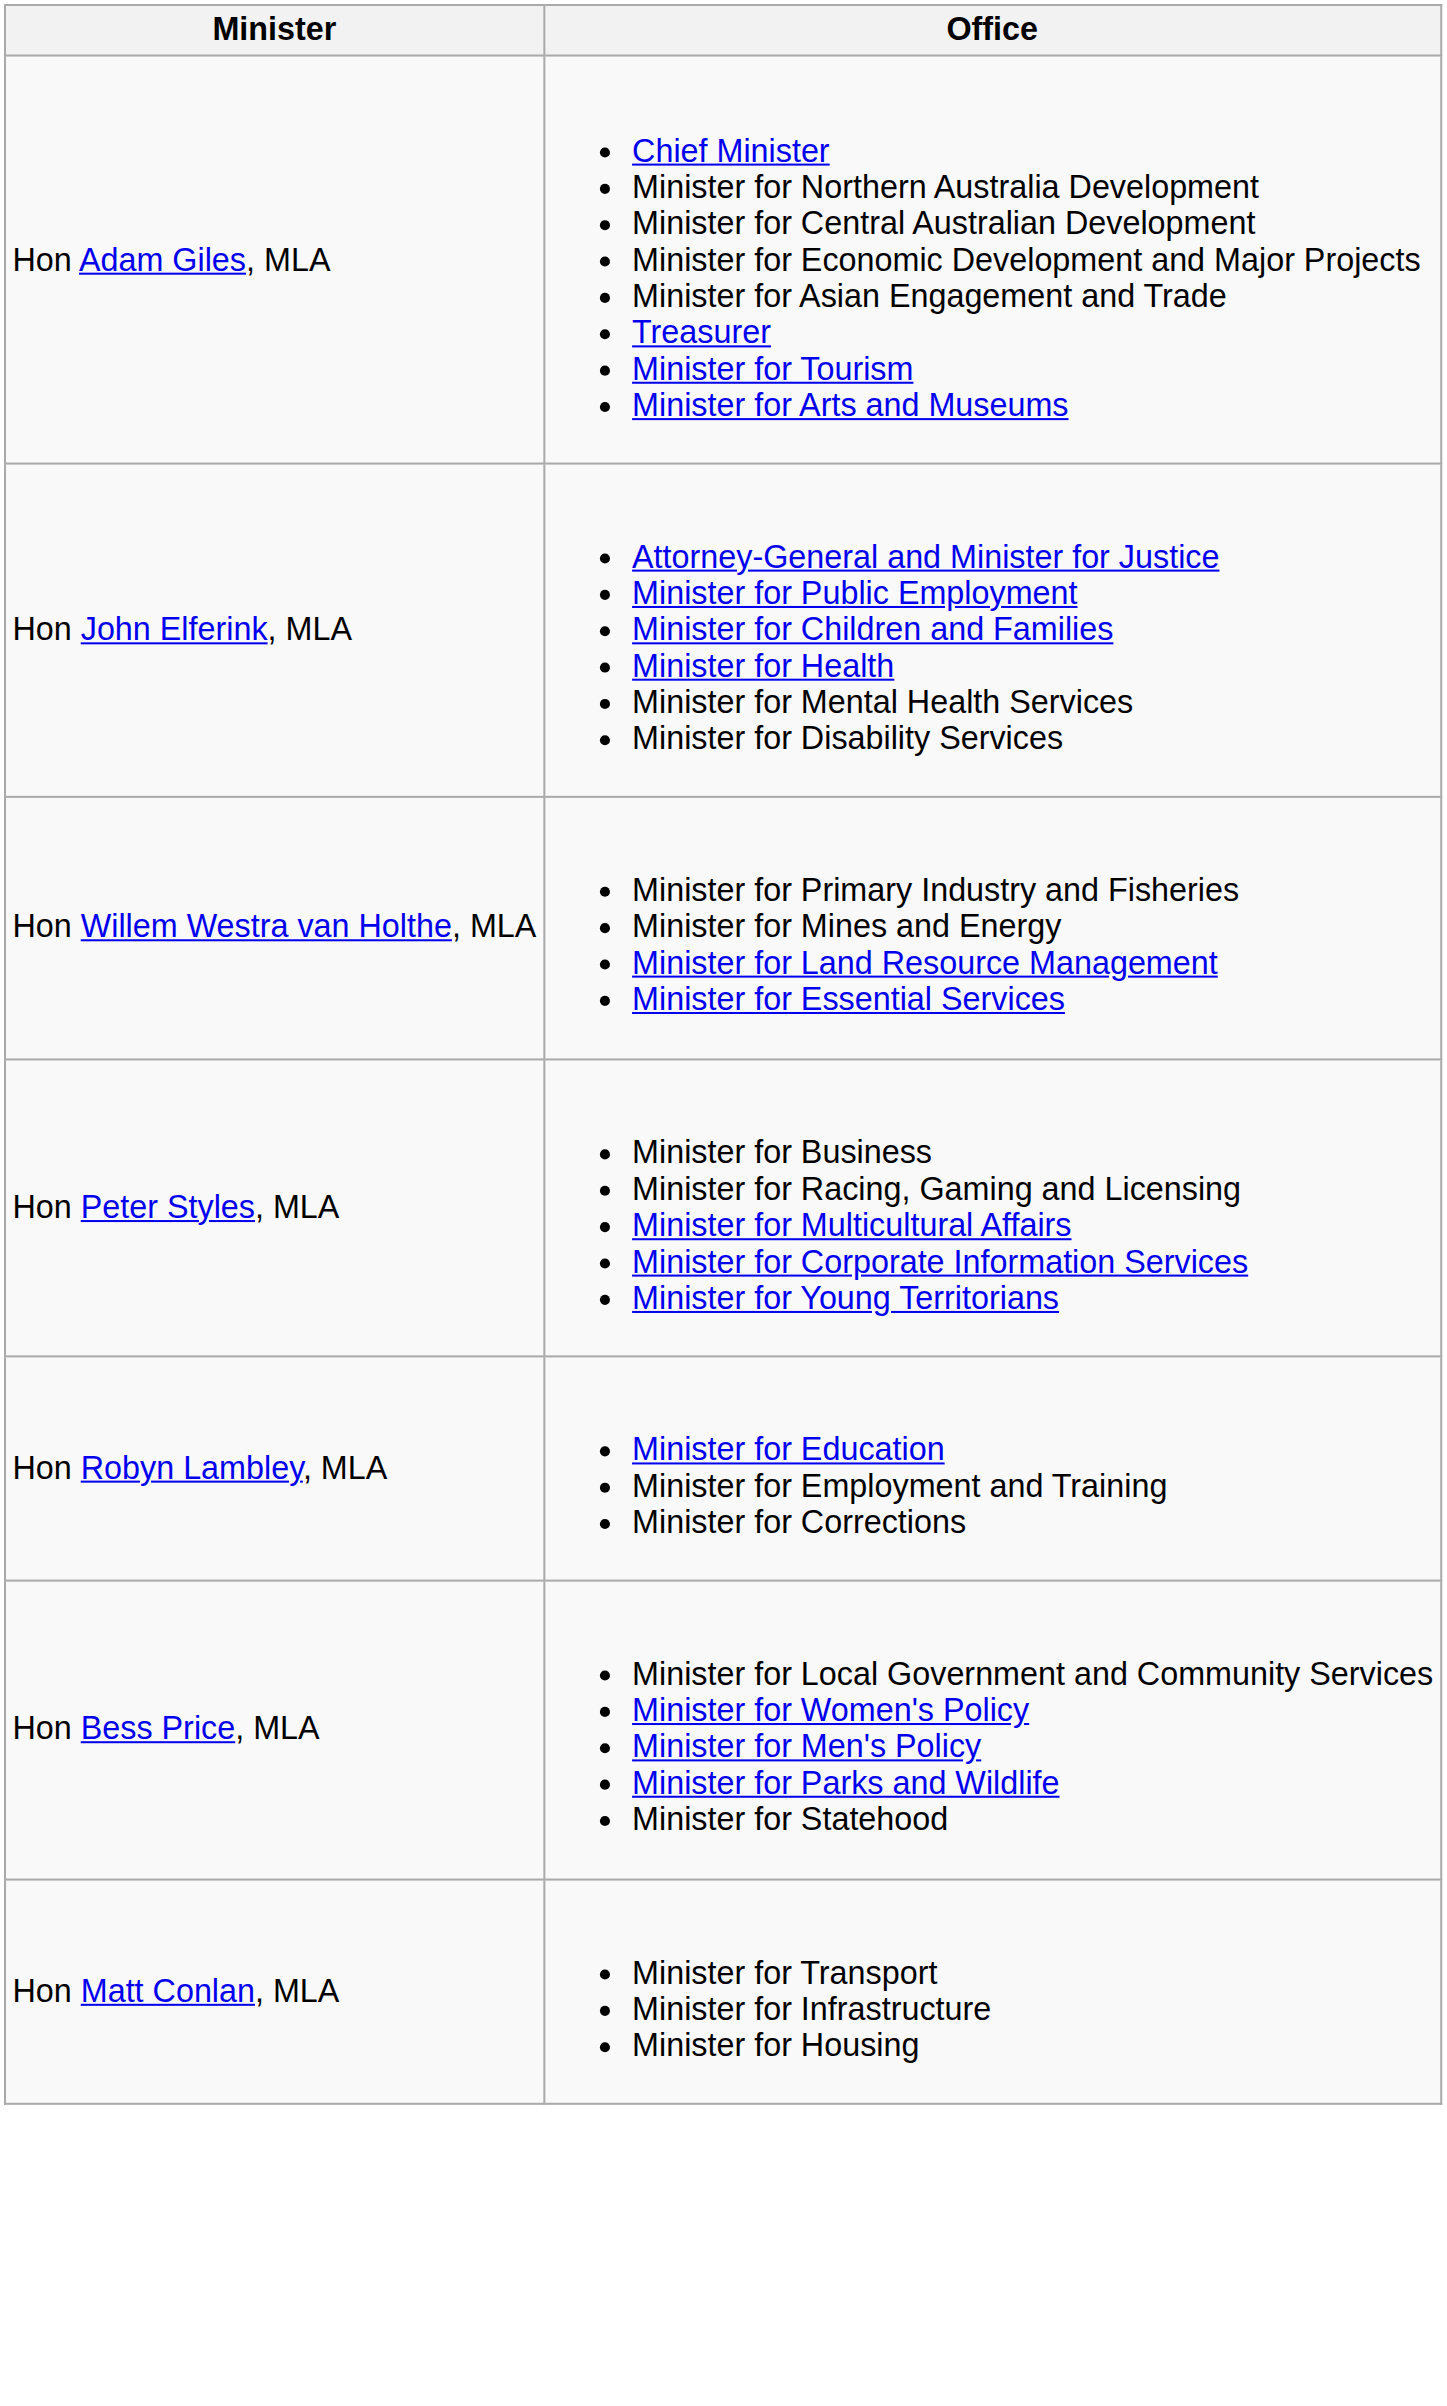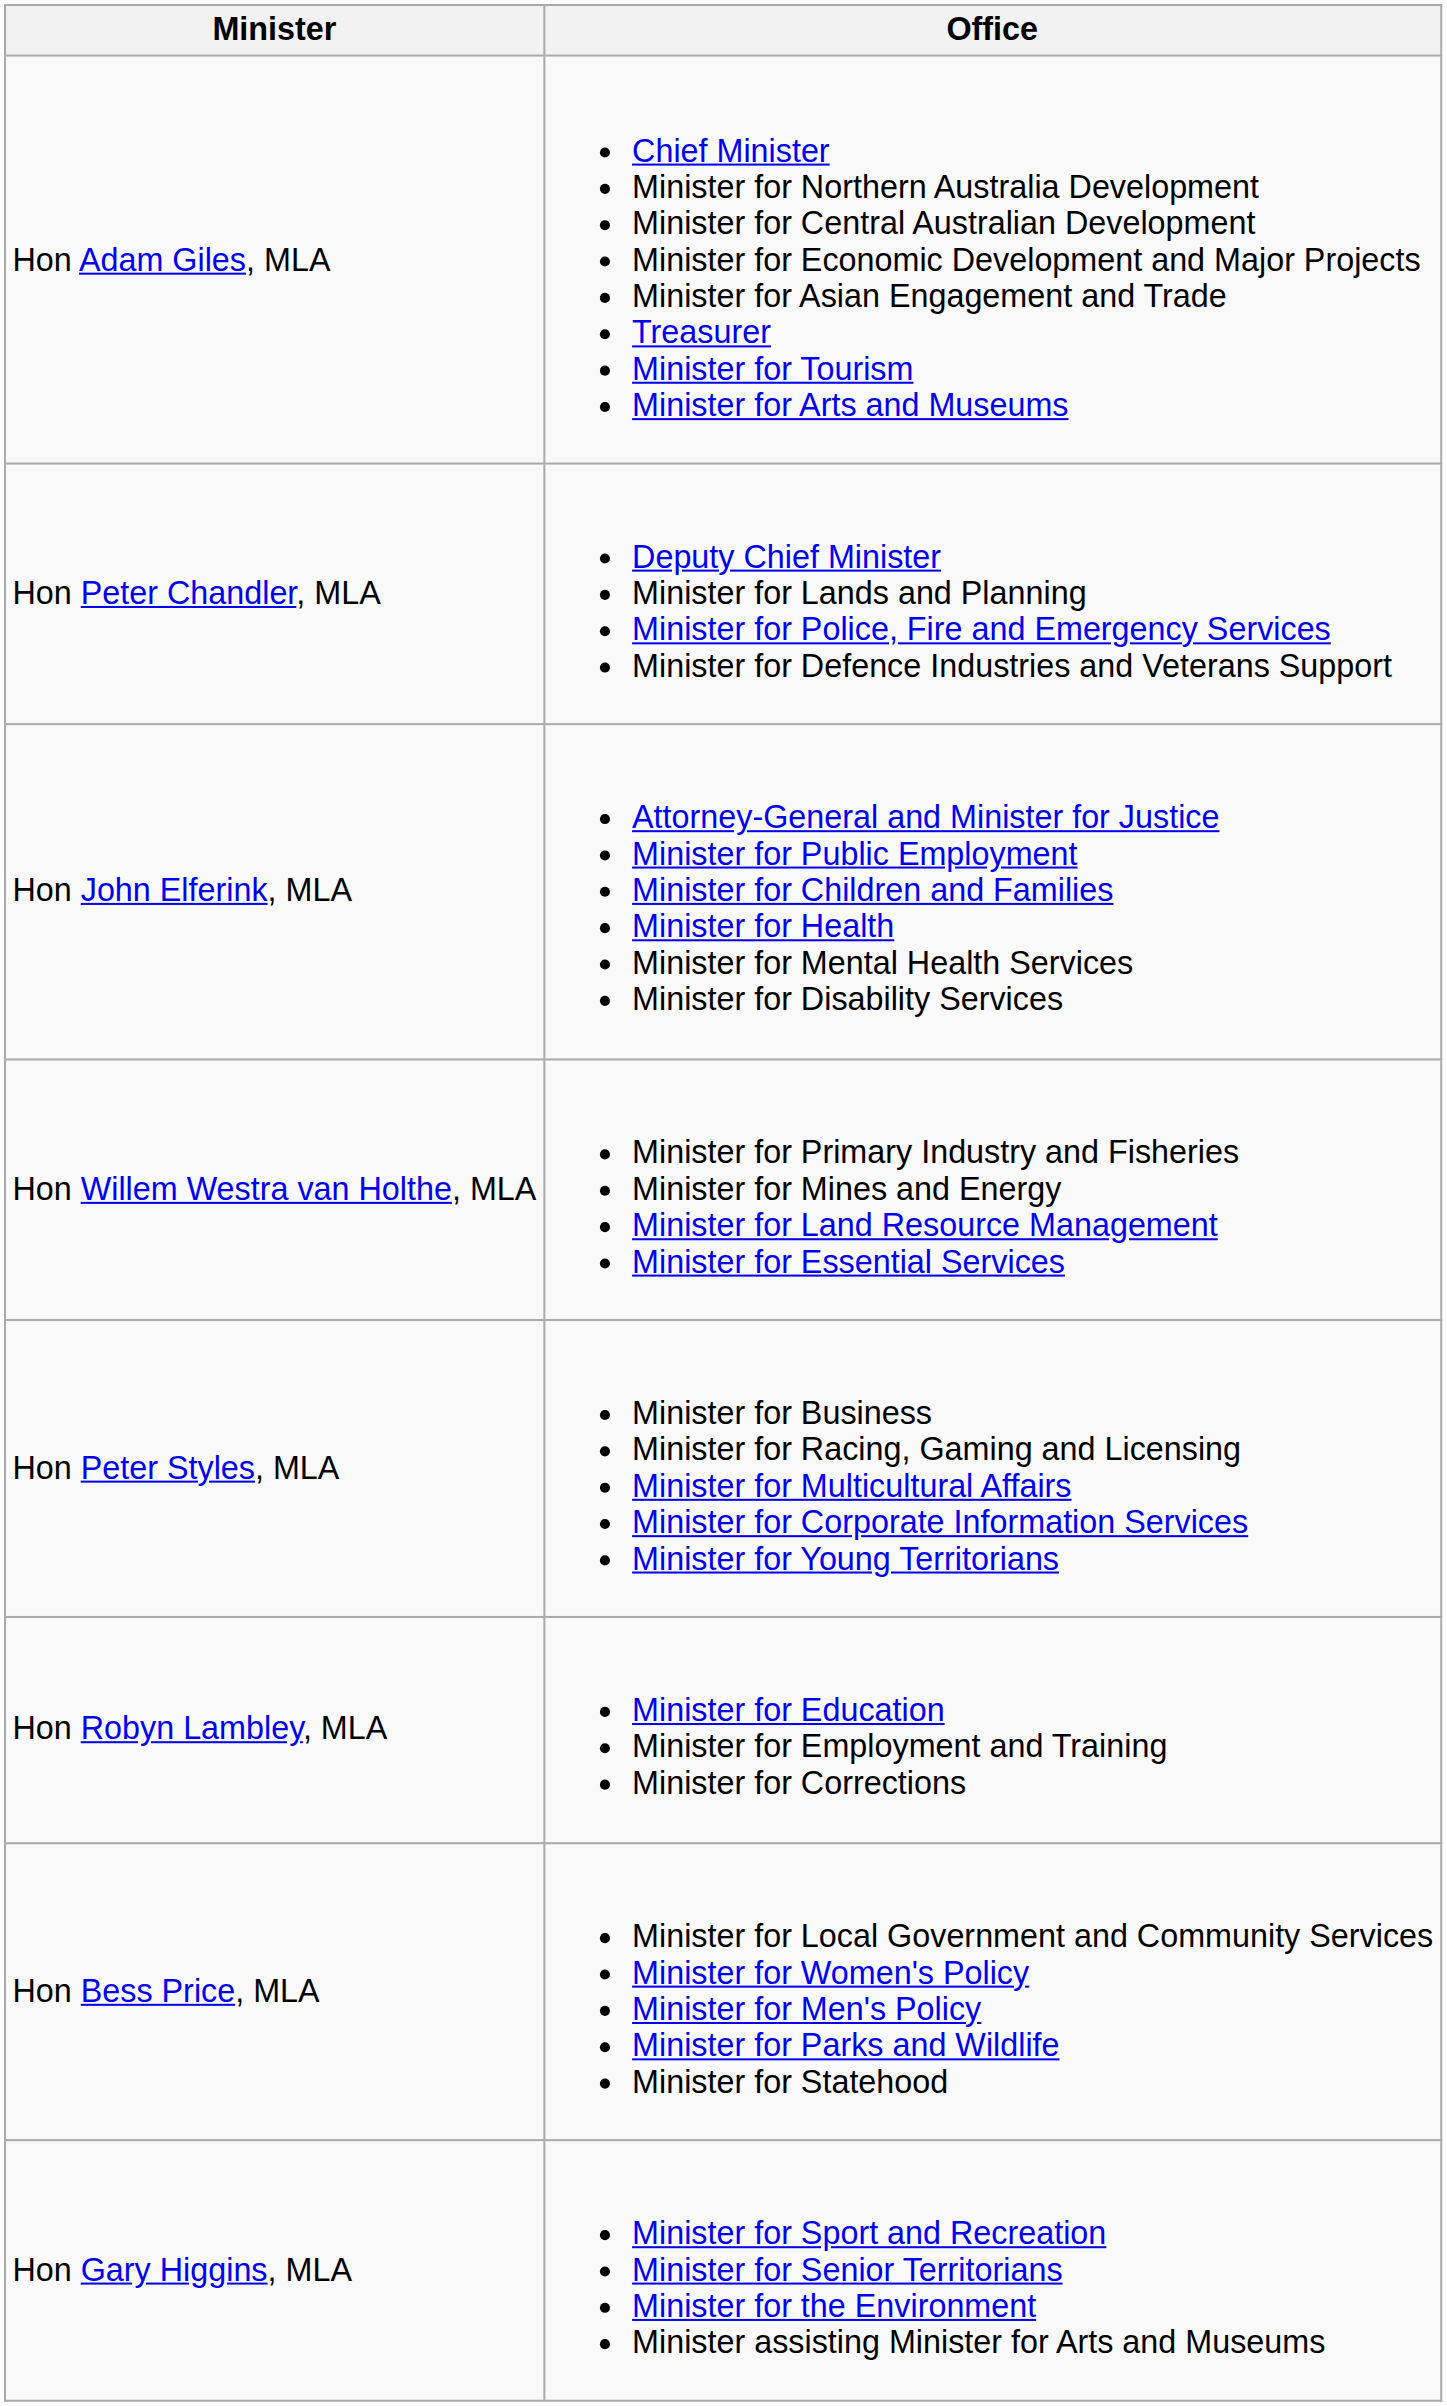+ row: (197, 593)
- row: (176, 1990)
+ row: (182, 2270)
